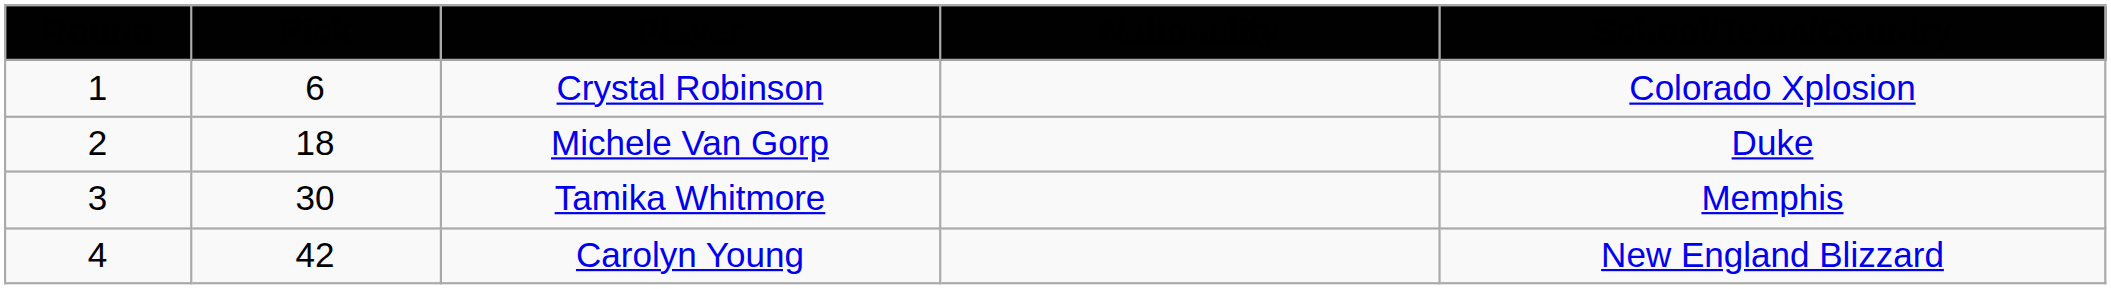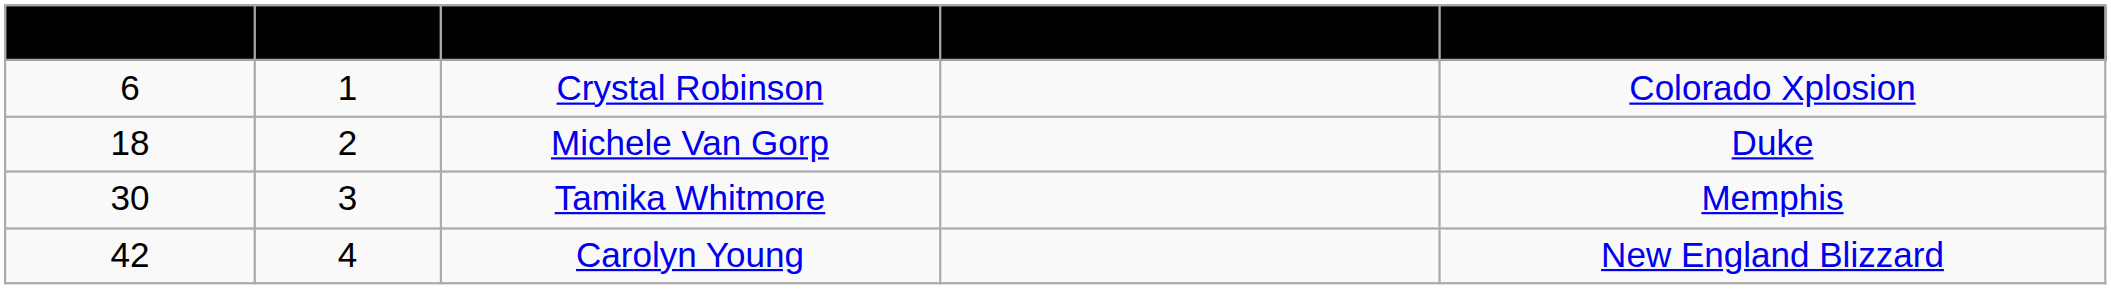columns swapped: (98, 32) <-> (315, 32)
